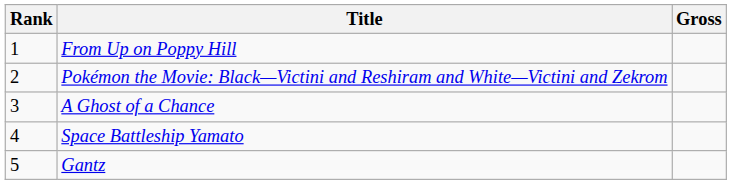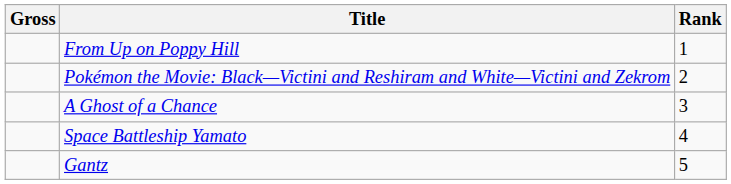columns swapped: (31, 19) <-> (699, 19)
